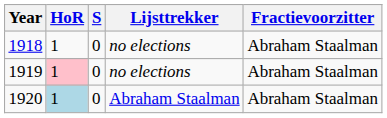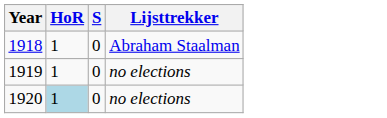- column: (313, 17)
(150, 44) no elections -> (174, 44) Abraham Staalman
(54, 71) pink background -> (54, 71) no background
(174, 98) Abraham Staalman -> (150, 98) no elections
